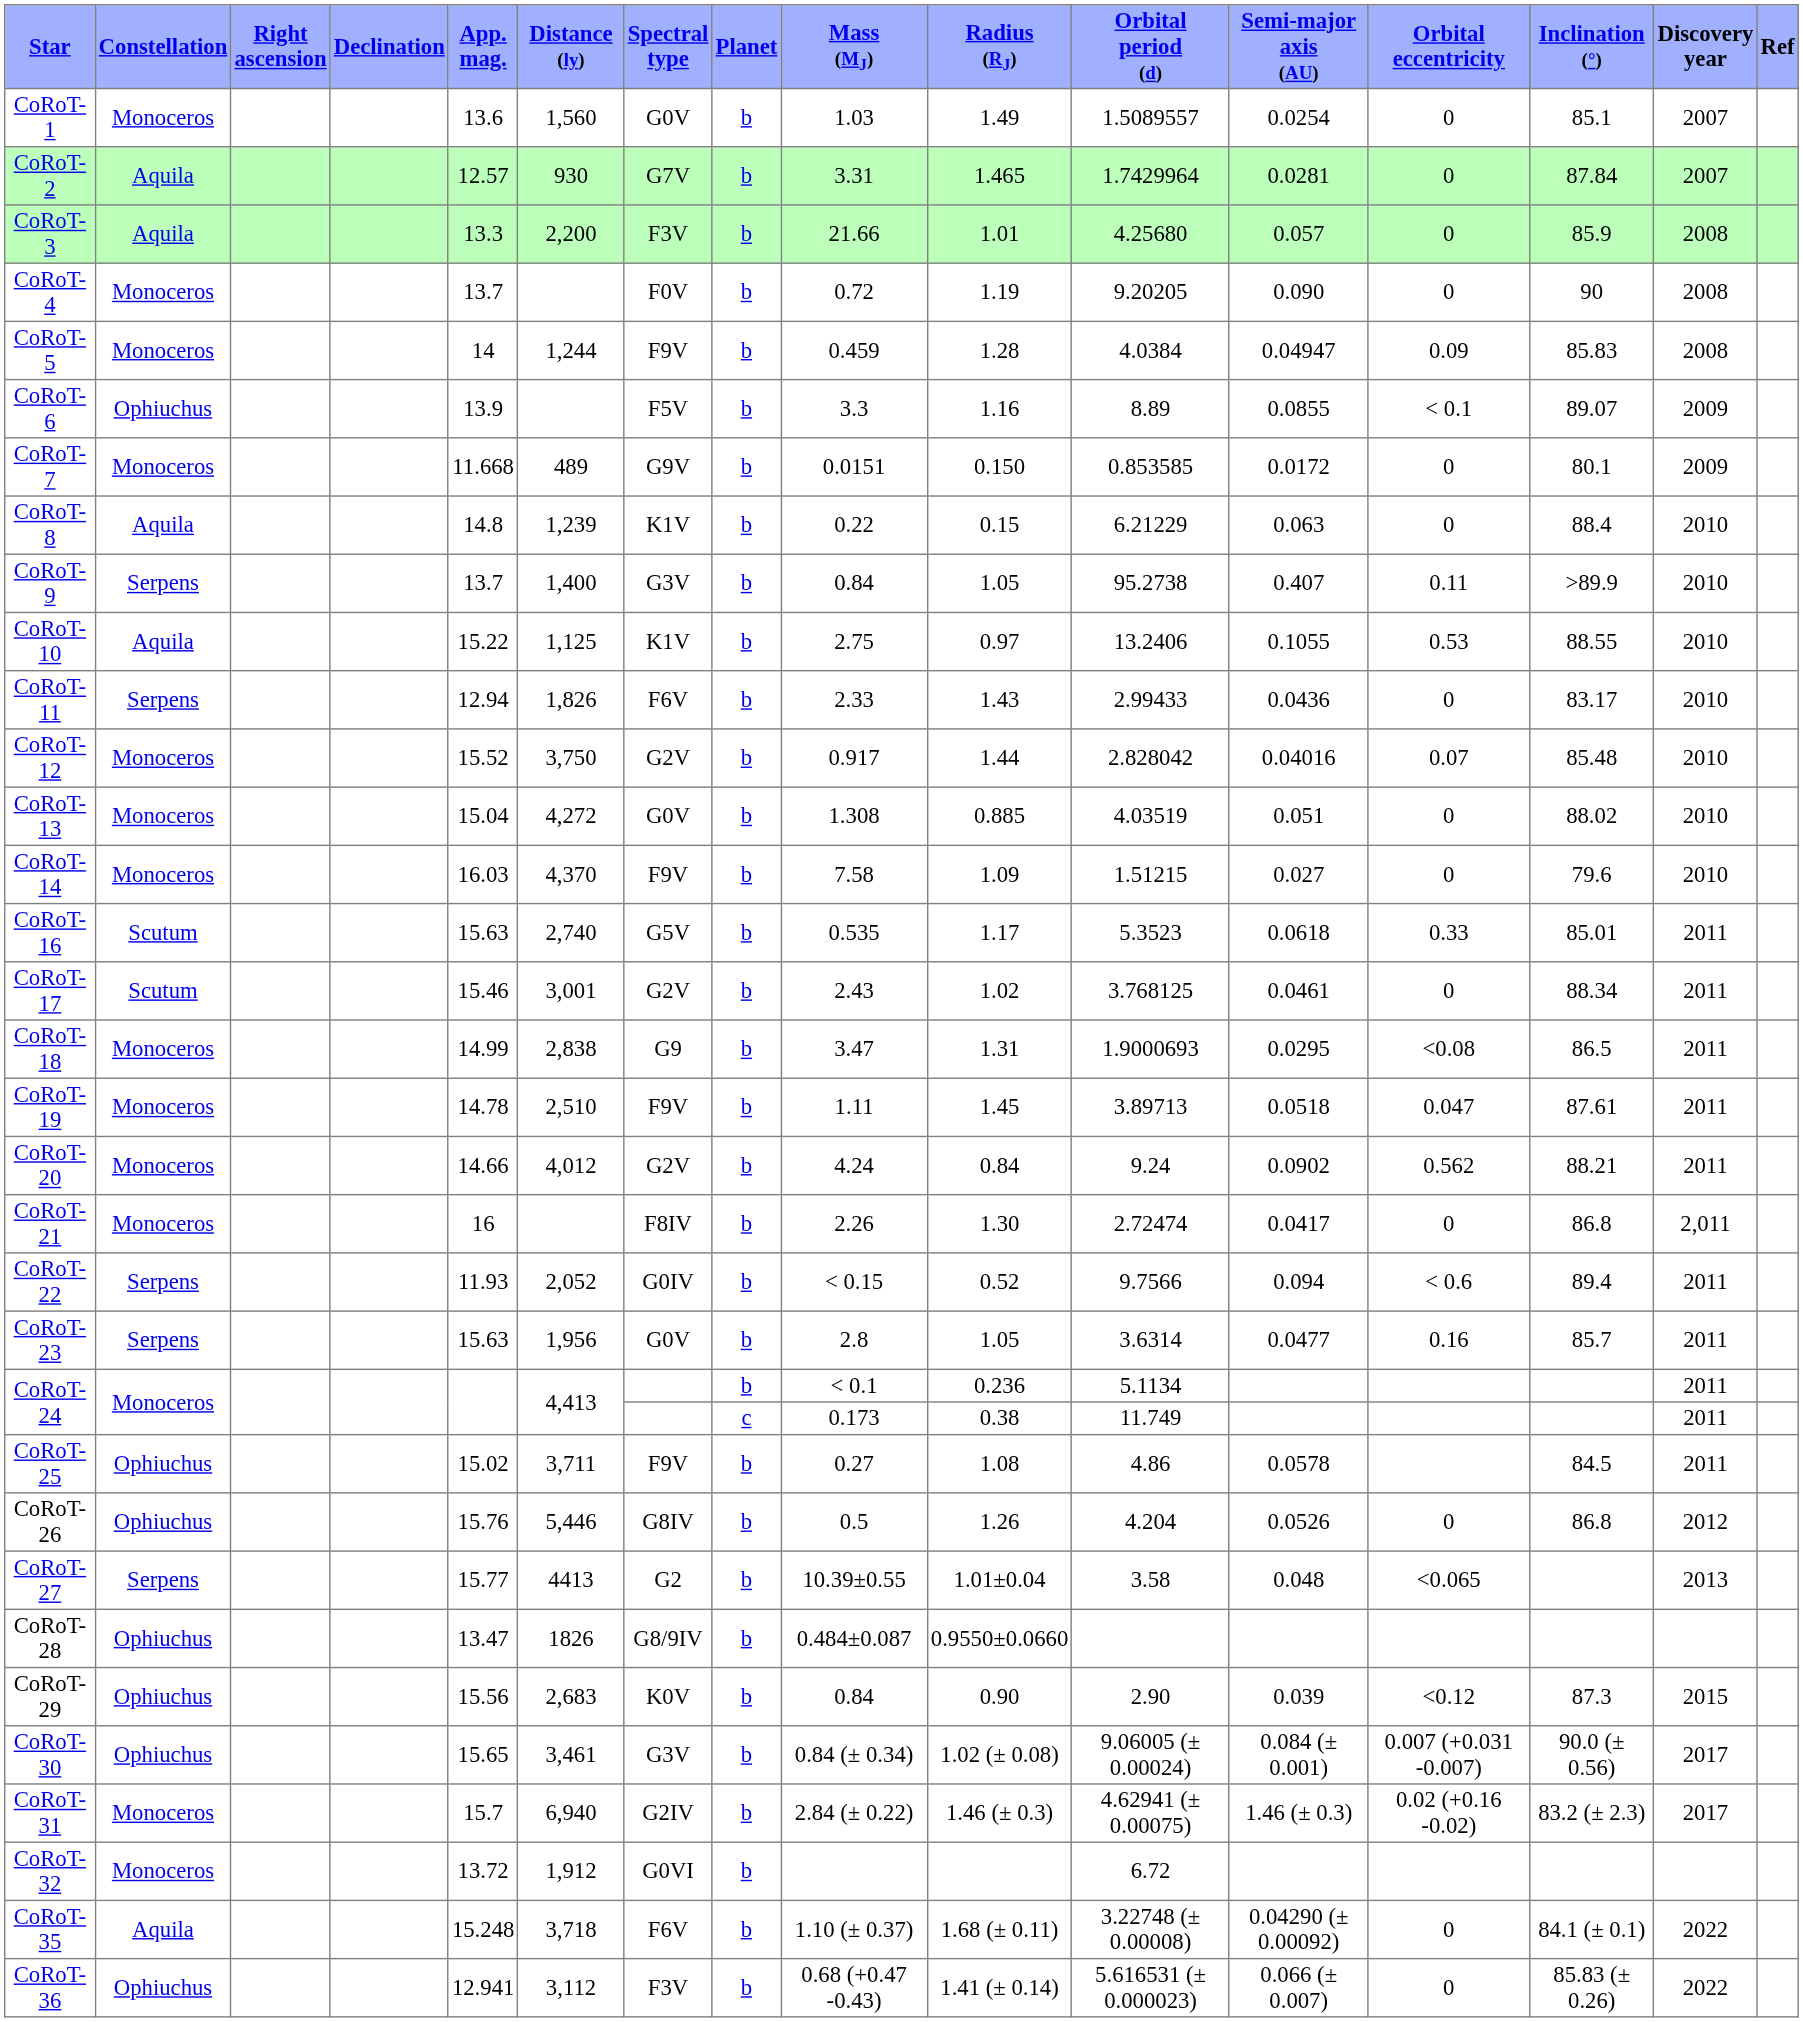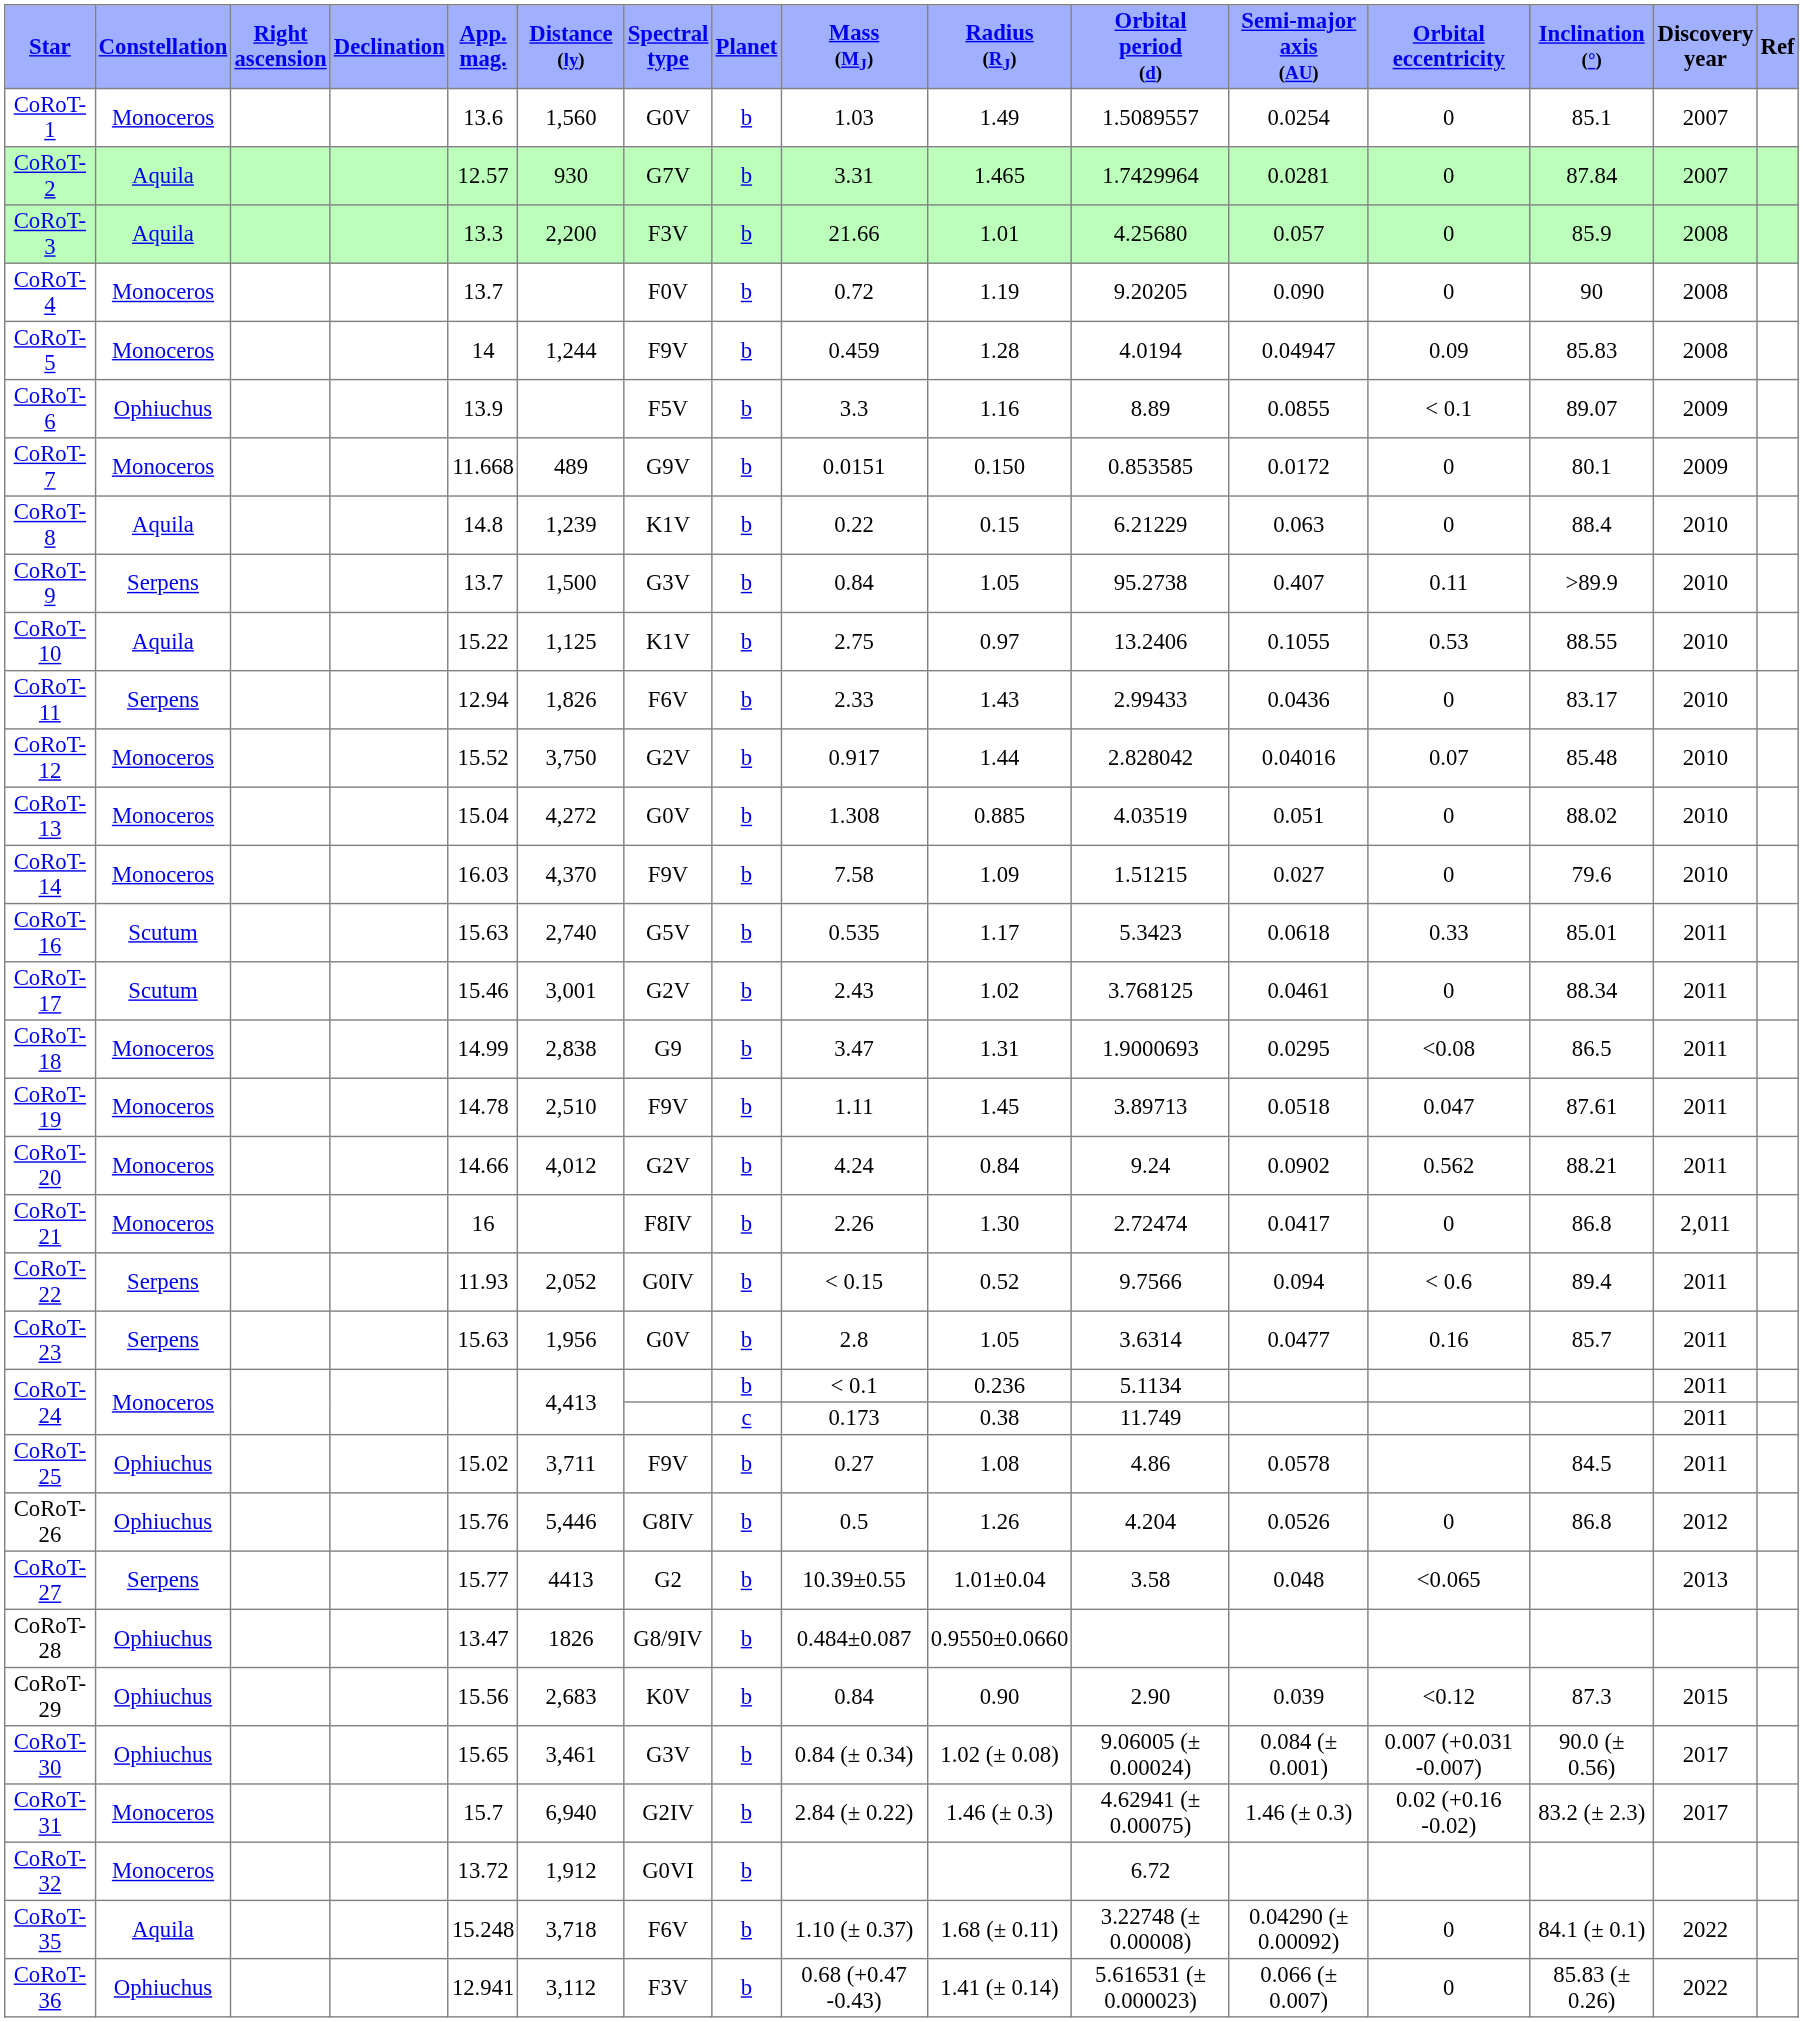(1151, 350) 4.0384 -> (1151, 350) 4.0194
(571, 583) 1,400 -> (571, 583) 1,500
(1151, 932) 5.3523 -> (1151, 932) 5.3423
